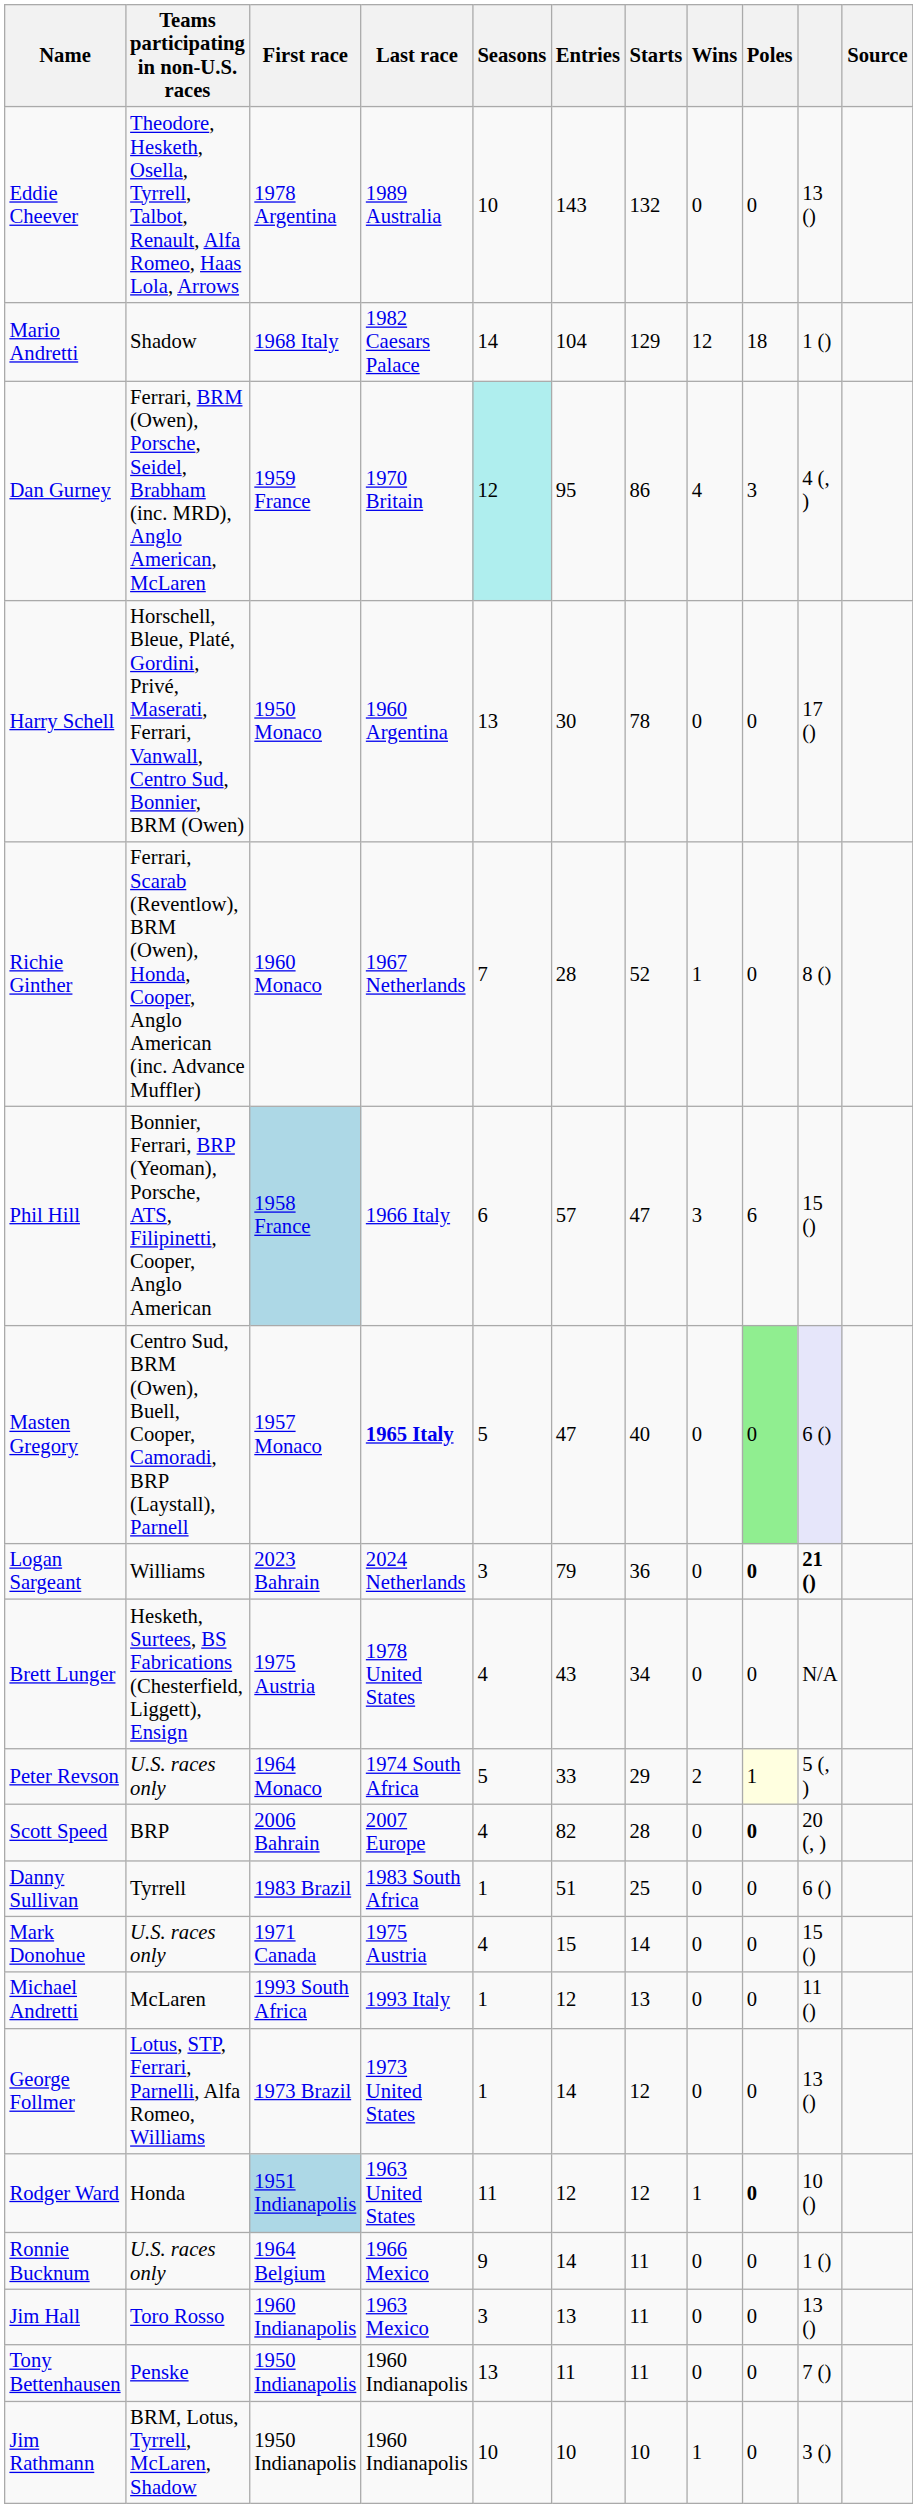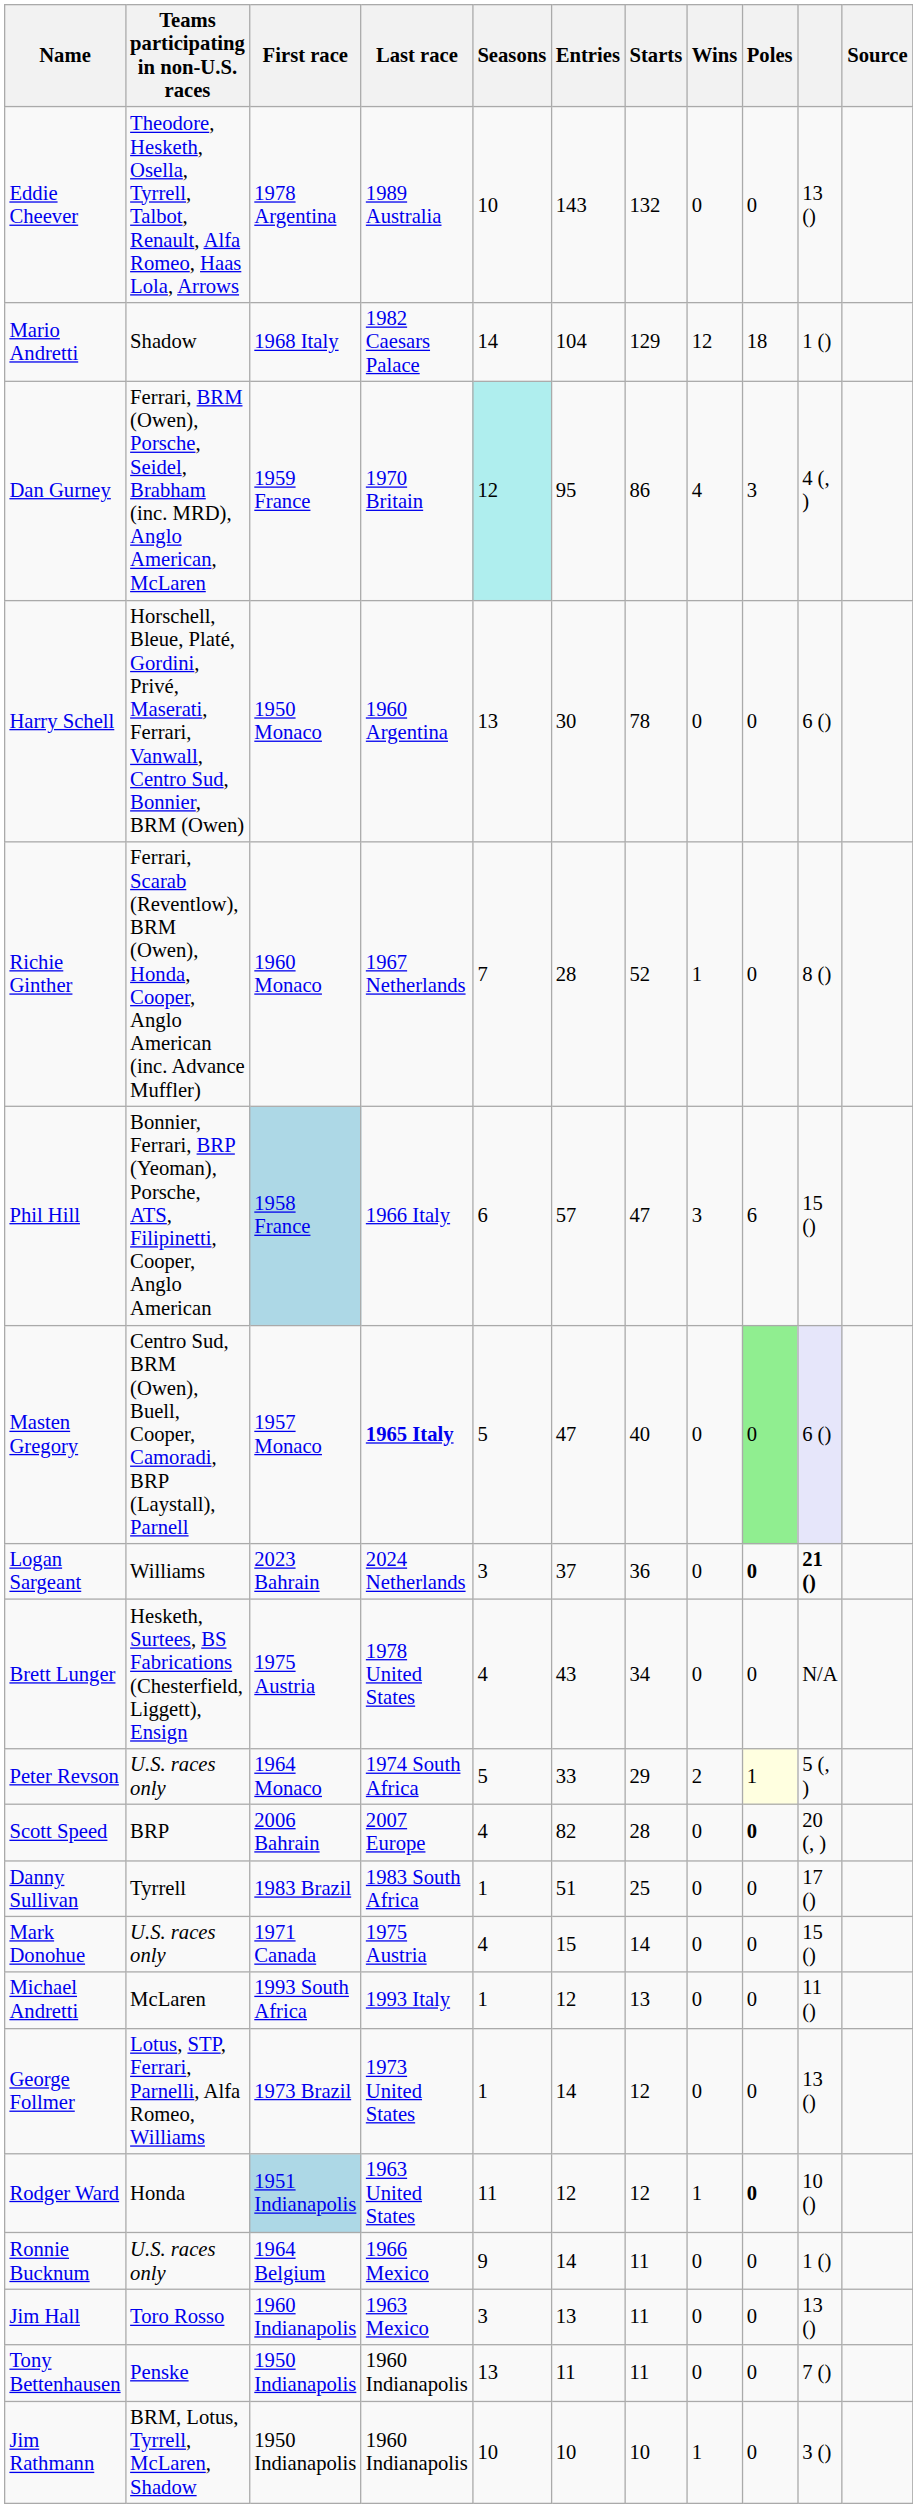(812, 720) 17 () -> (817, 720) 6 ()
(566, 1571) 79 -> (566, 1571) 37
(817, 1888) 6 () -> (812, 1888) 17 ()
